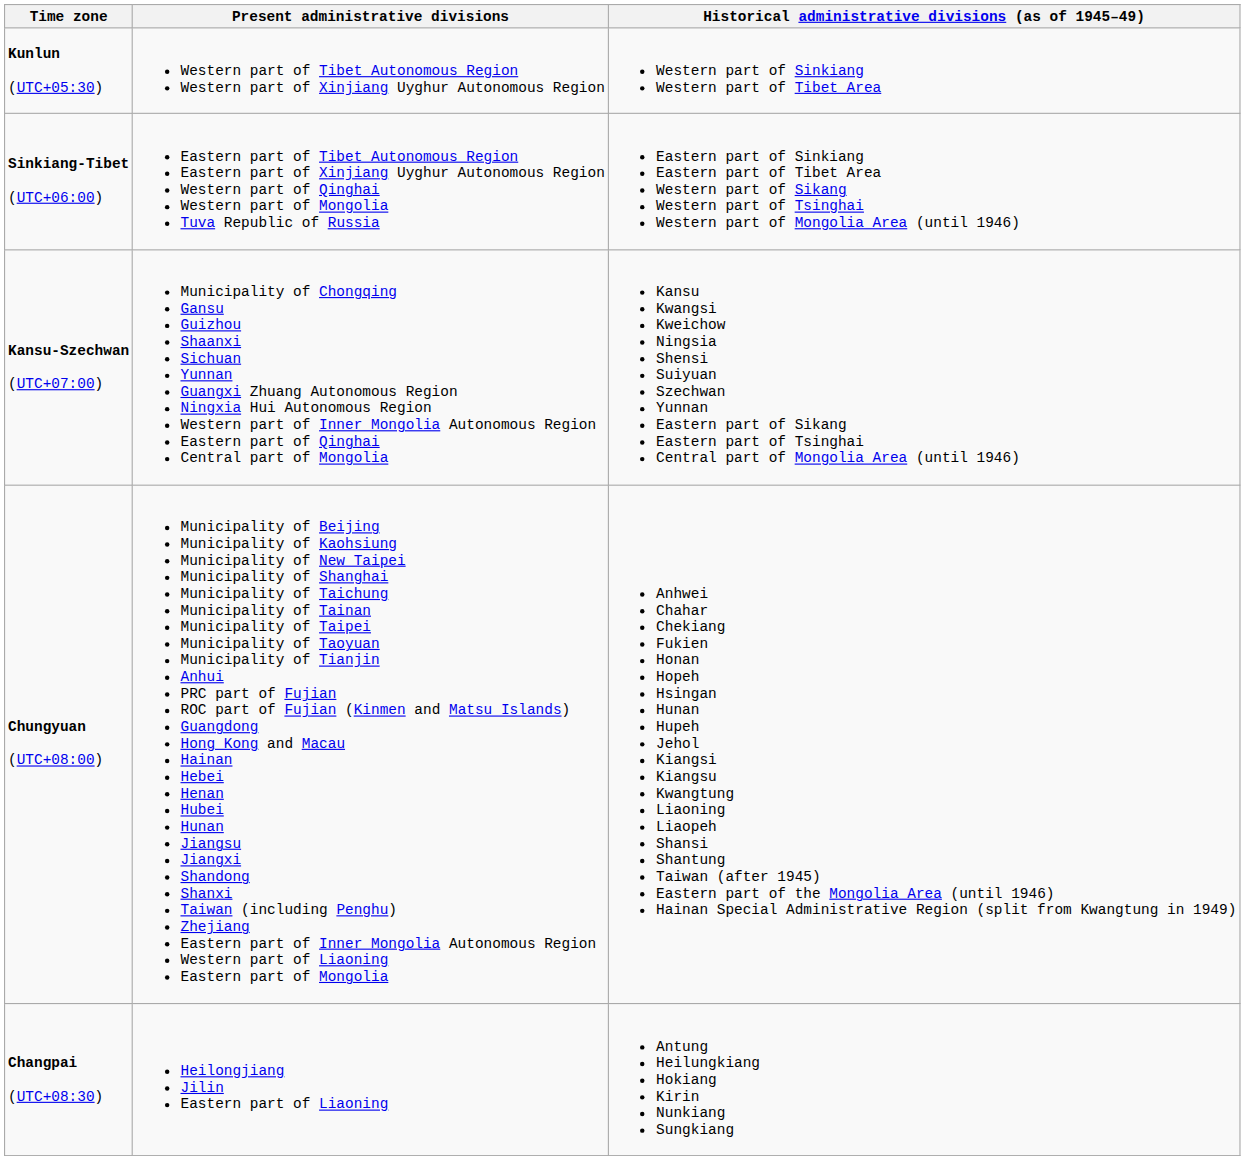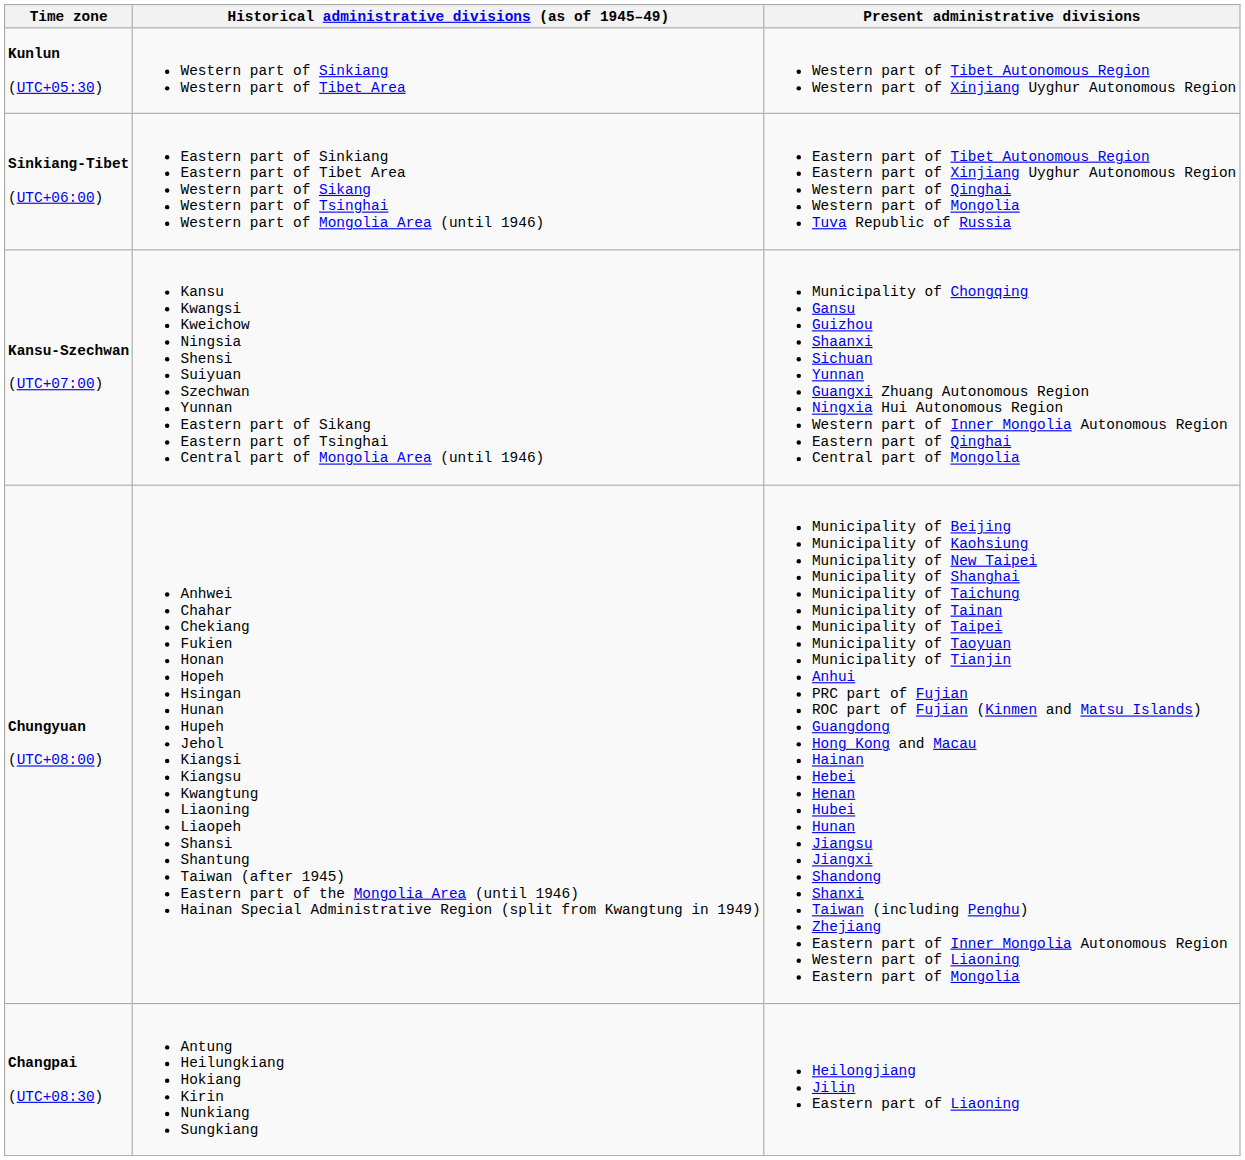columns swapped: (924, 16) <-> (370, 16)
